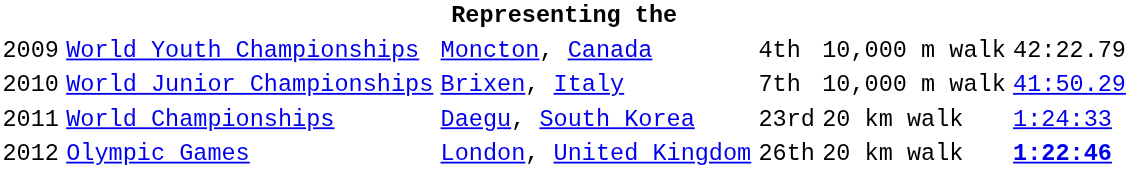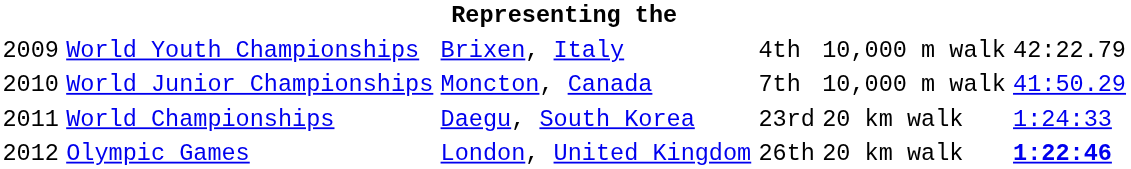(546, 50) Moncton, Canada -> (532, 50) Brixen, Italy
(532, 85) Brixen, Italy -> (546, 85) Moncton, Canada
